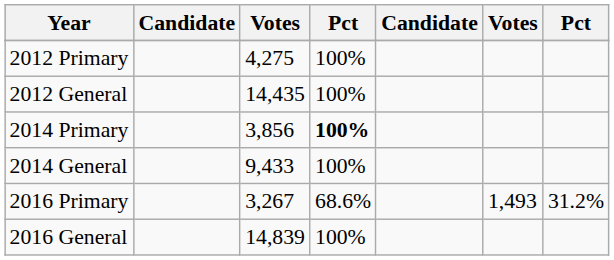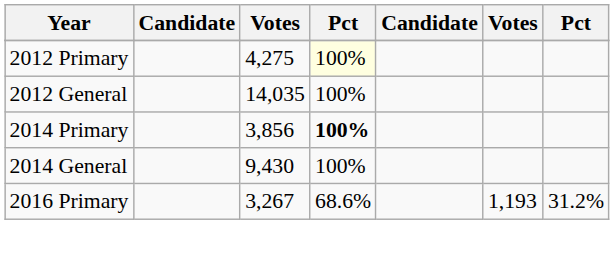(340, 58) no background -> (340, 58) lightyellow background
(275, 94) 14,435 -> (275, 94) 14,035
(270, 165) 9,433 -> (270, 165) 9,430
(512, 201) 1,493 -> (512, 201) 1,193
- row: (68, 237)
